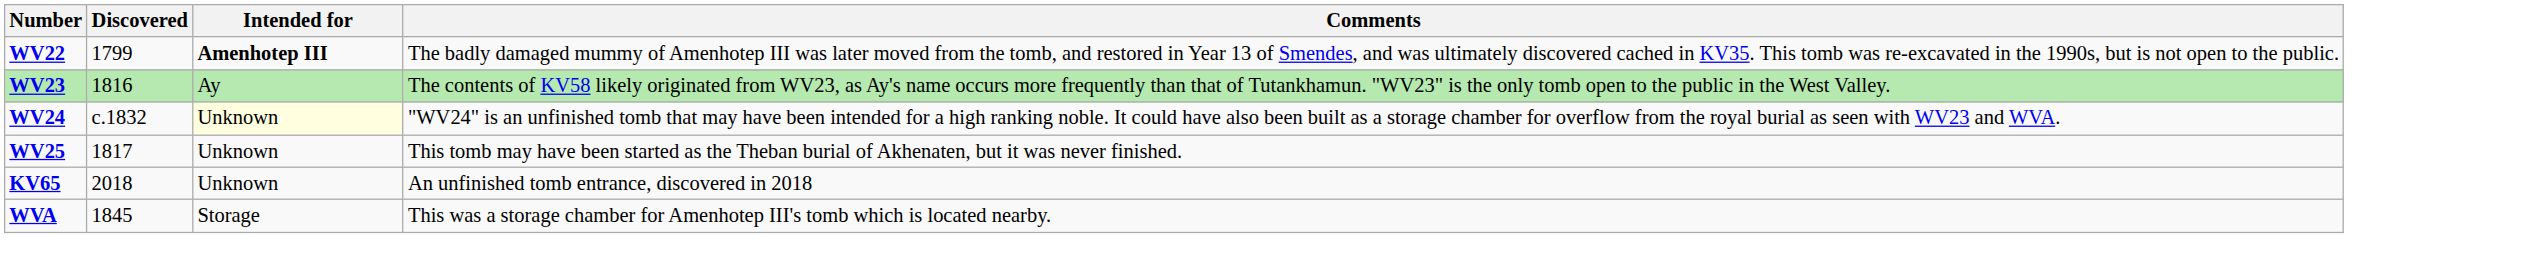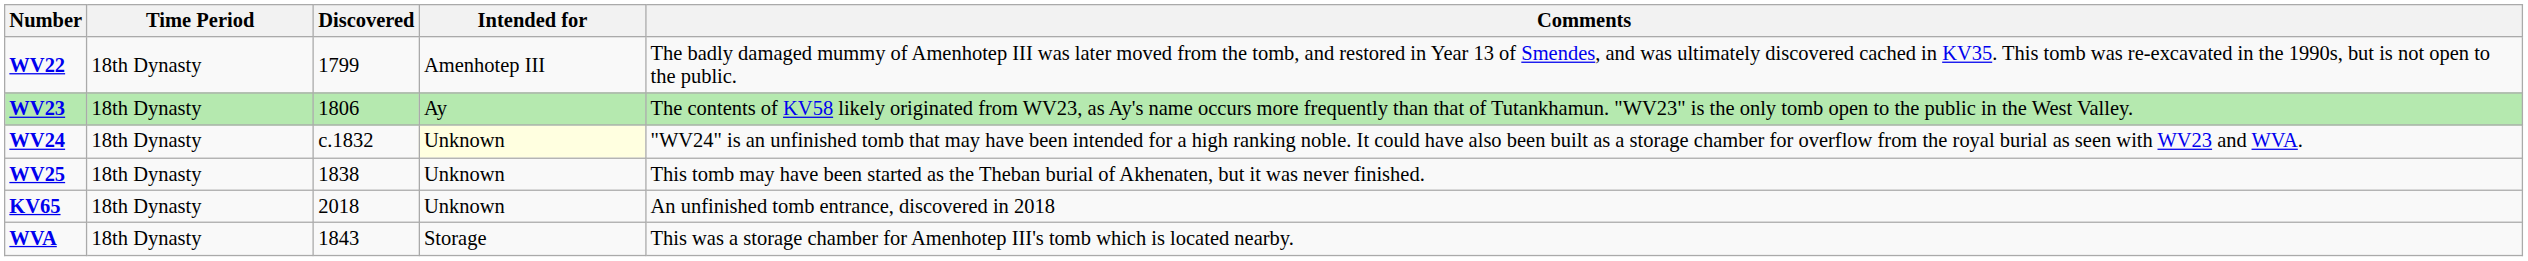+ column: (200, 20)
(263, 53) bold -> (485, 64) normal
(112, 85) 1816 -> (339, 108) 1806
(112, 150) 1817 -> (339, 173) 1838
(112, 215) 1845 -> (339, 238) 1843
